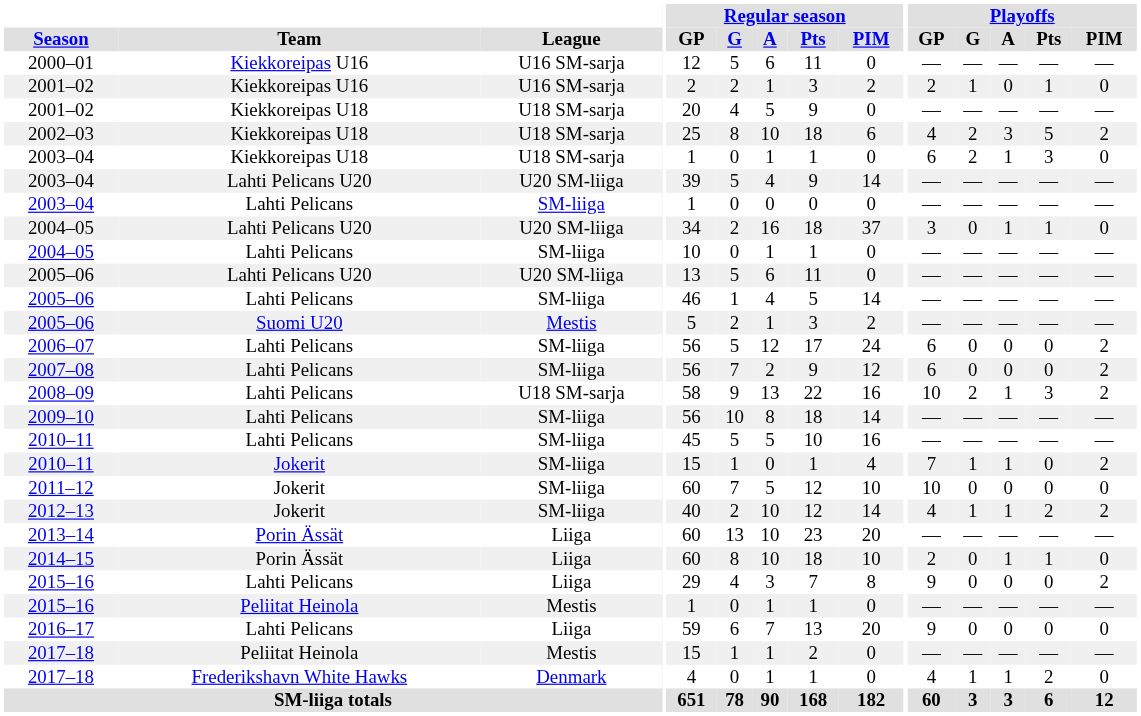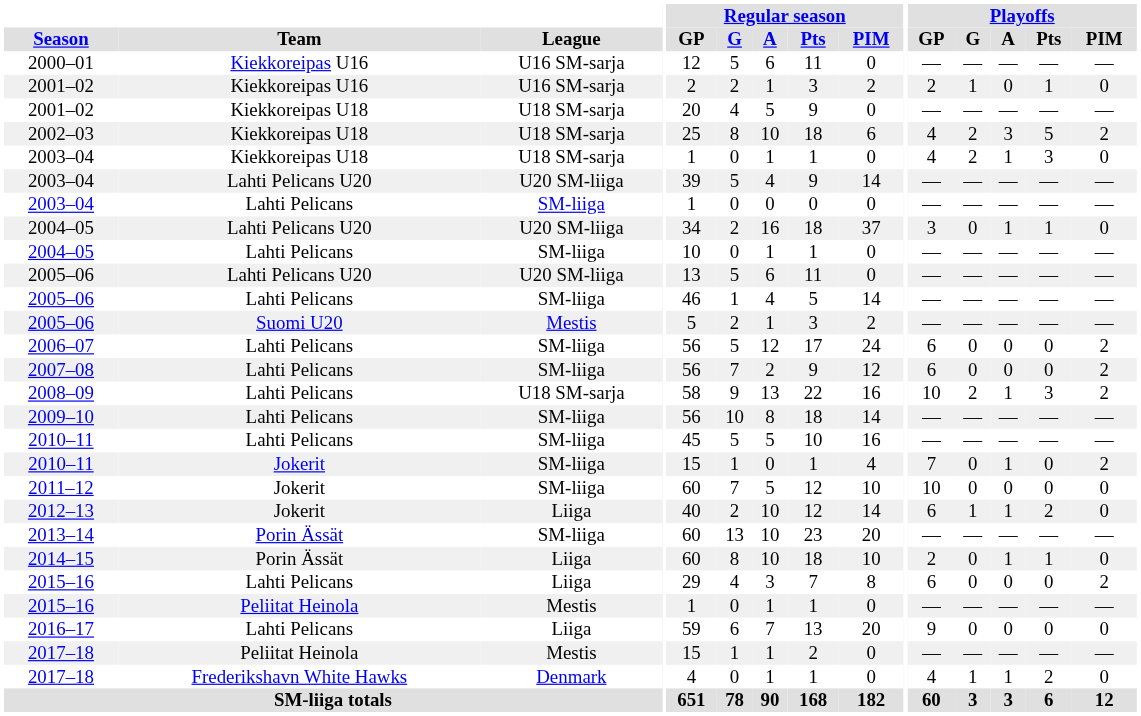(931, 157) 6 -> (931, 157) 4
(973, 464) 1 -> (973, 464) 0
(571, 511) SM-liiga -> (571, 511) Liiga
(931, 511) 4 -> (931, 511) 6
(1104, 511) 2 -> (1104, 511) 0
(571, 534) Liiga -> (571, 534) SM-liiga
(931, 582) 9 -> (931, 582) 6
